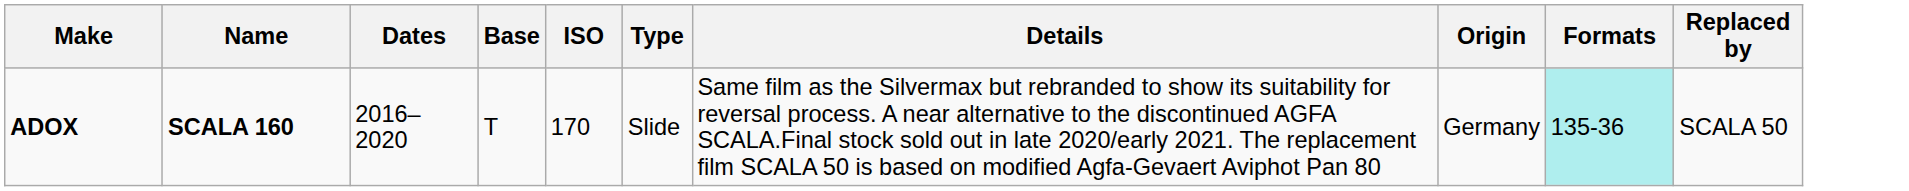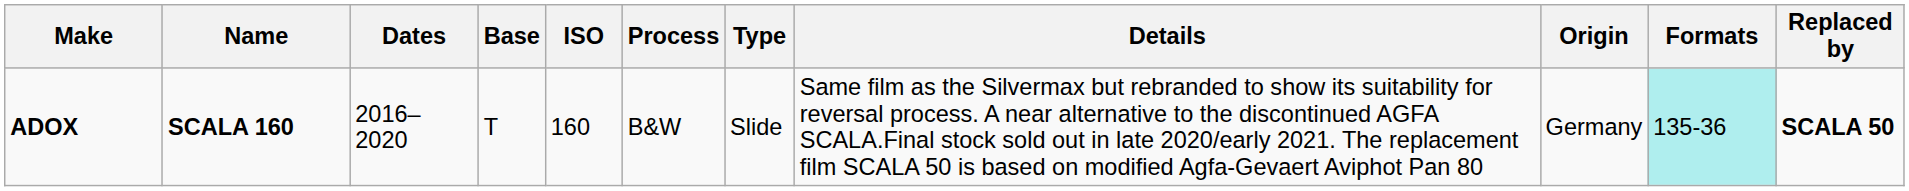+ column: (674, 36)
(570, 126) 170 -> (570, 126) 160
(1733, 126) normal -> (1838, 126) bold
